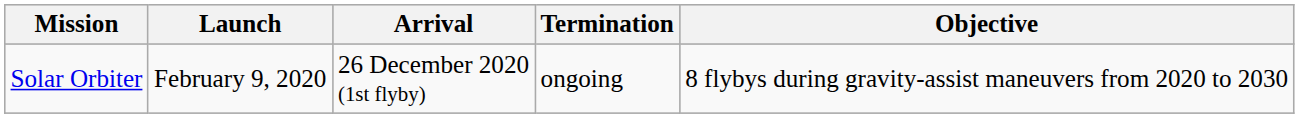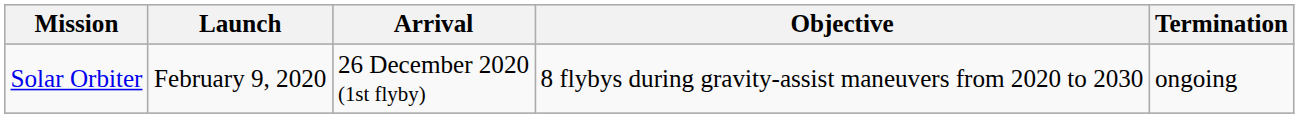columns swapped: (607, 24) <-> (987, 24)
